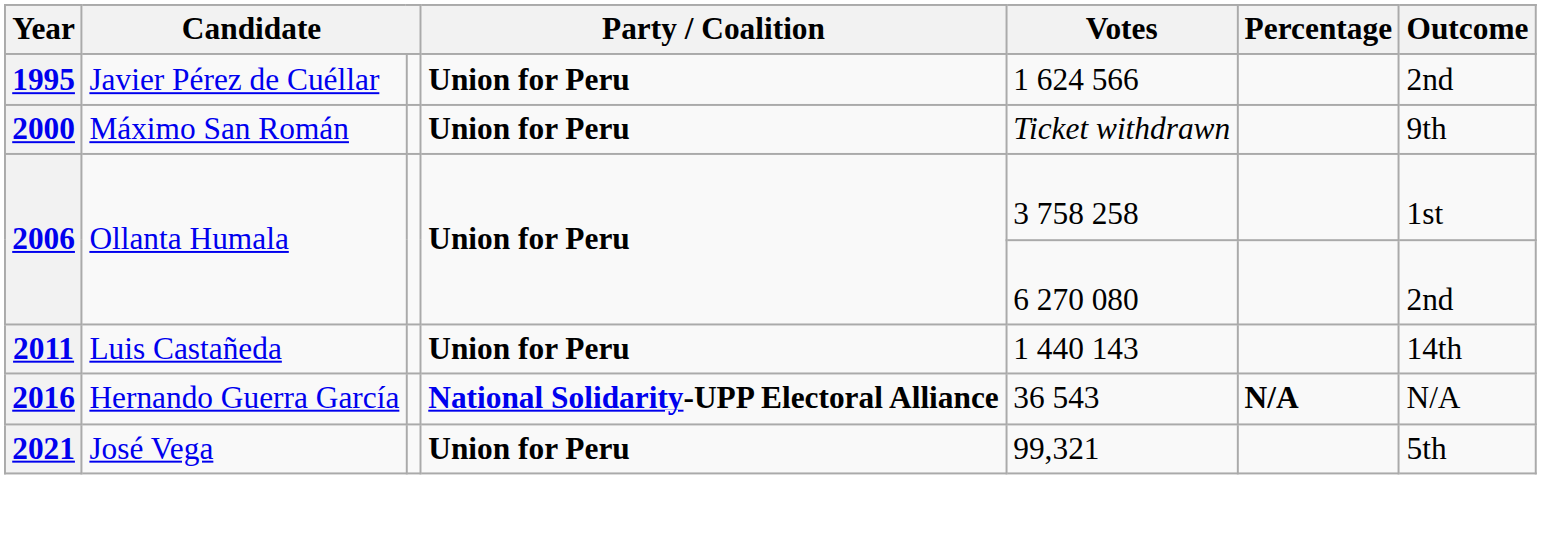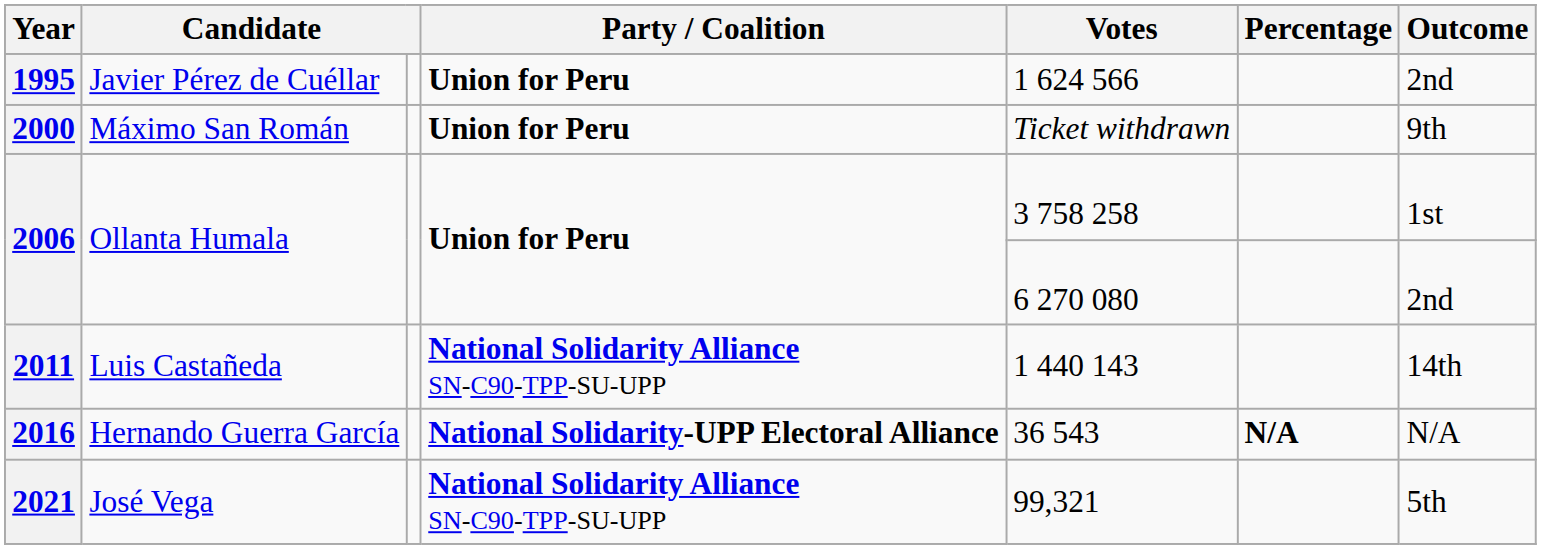(529, 348) Union for Peru -> (614, 366) National Solidarity Alliance SN-C90-TPP-SU-UPP
(529, 448) Union for Peru -> (614, 500) National Solidarity Alliance SN-C90-TPP-SU-UPP
